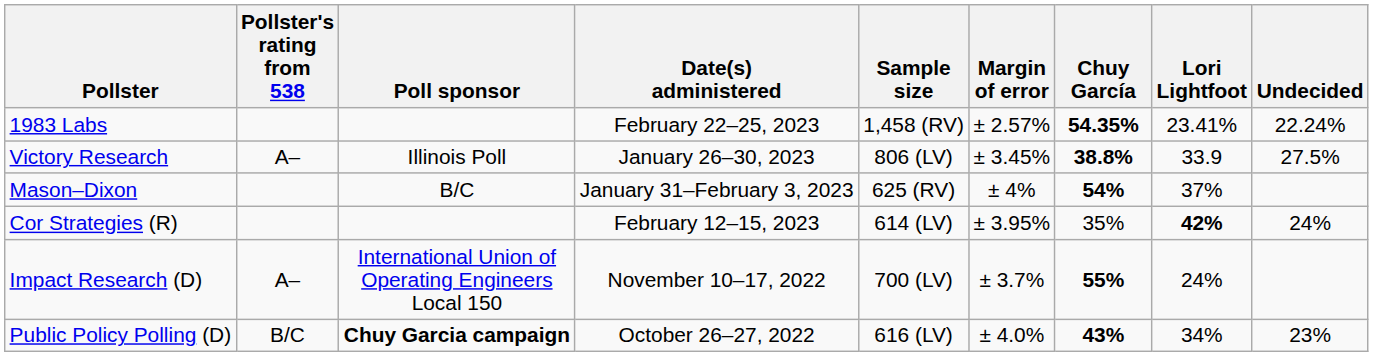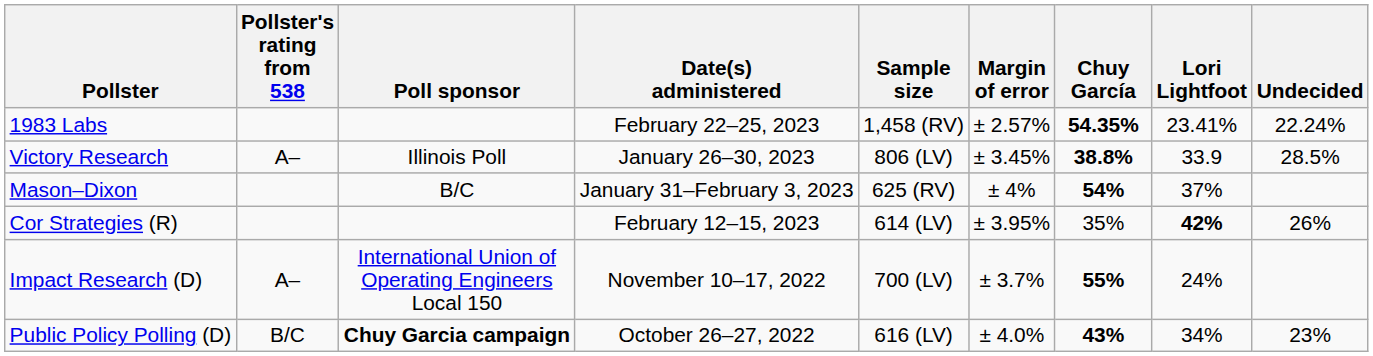(1310, 157) 27.5% -> (1310, 157) 28.5%
(1310, 223) 24% -> (1310, 223) 26%
